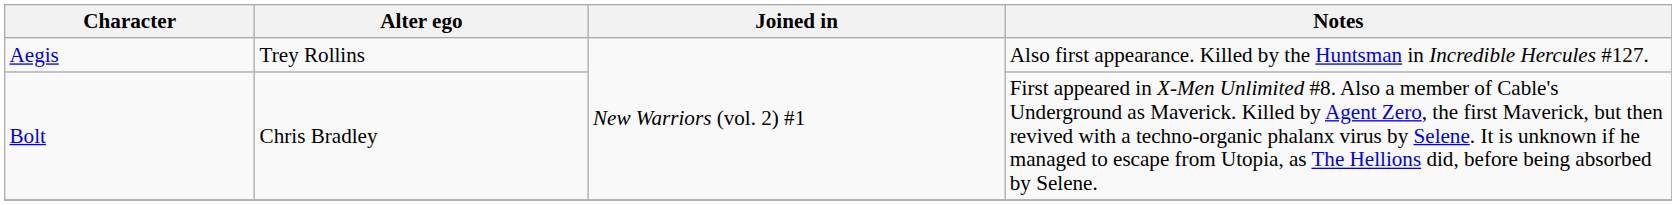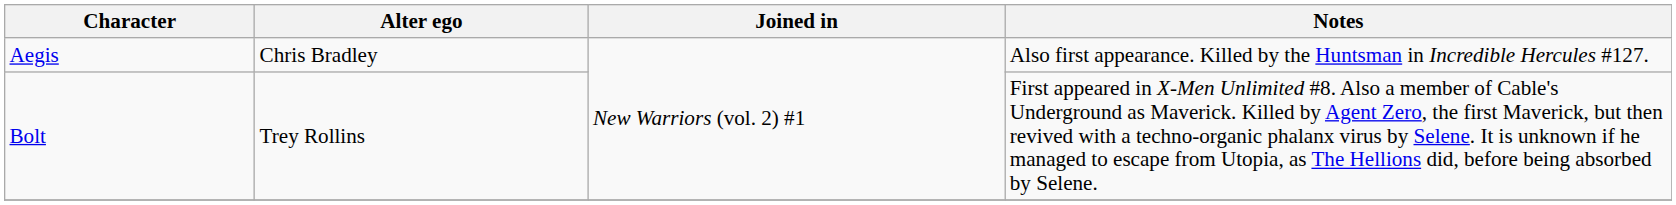(312, 54) Trey Rollins -> (319, 54) Chris Bradley
(319, 135) Chris Bradley -> (312, 135) Trey Rollins
